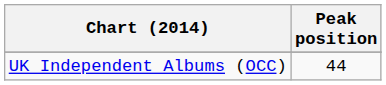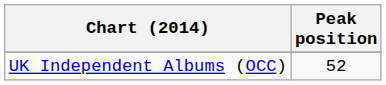(336, 66) 44 -> (336, 66) 52
